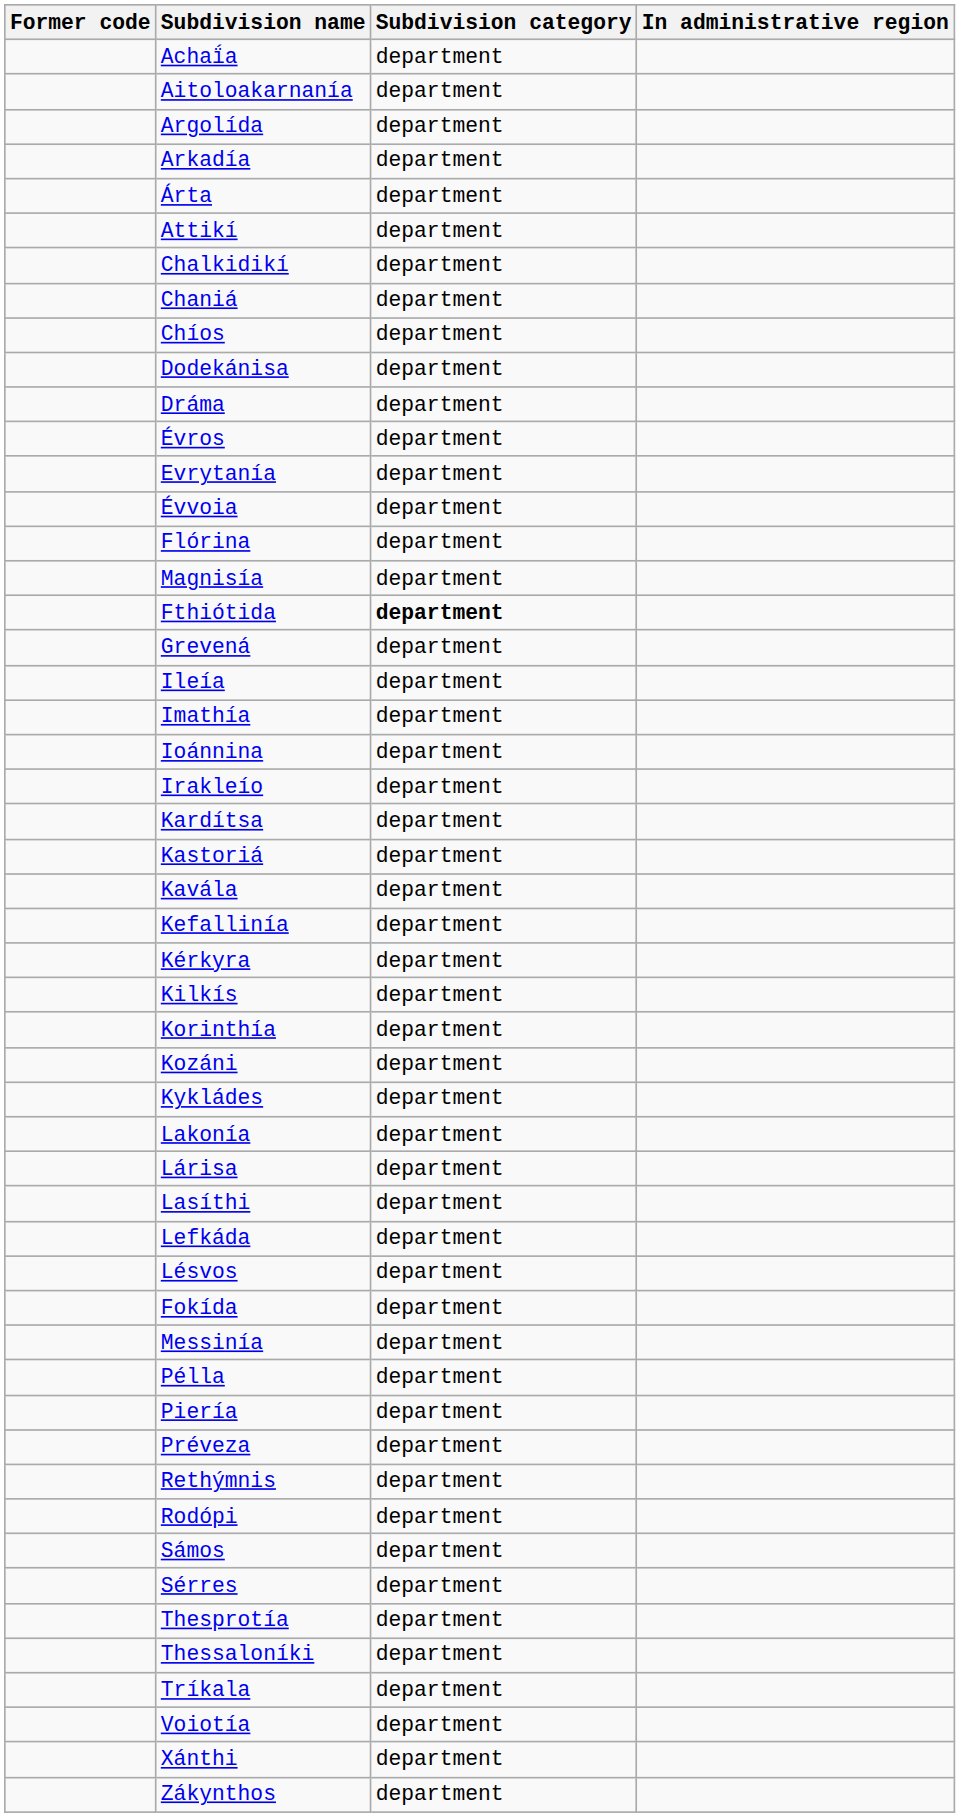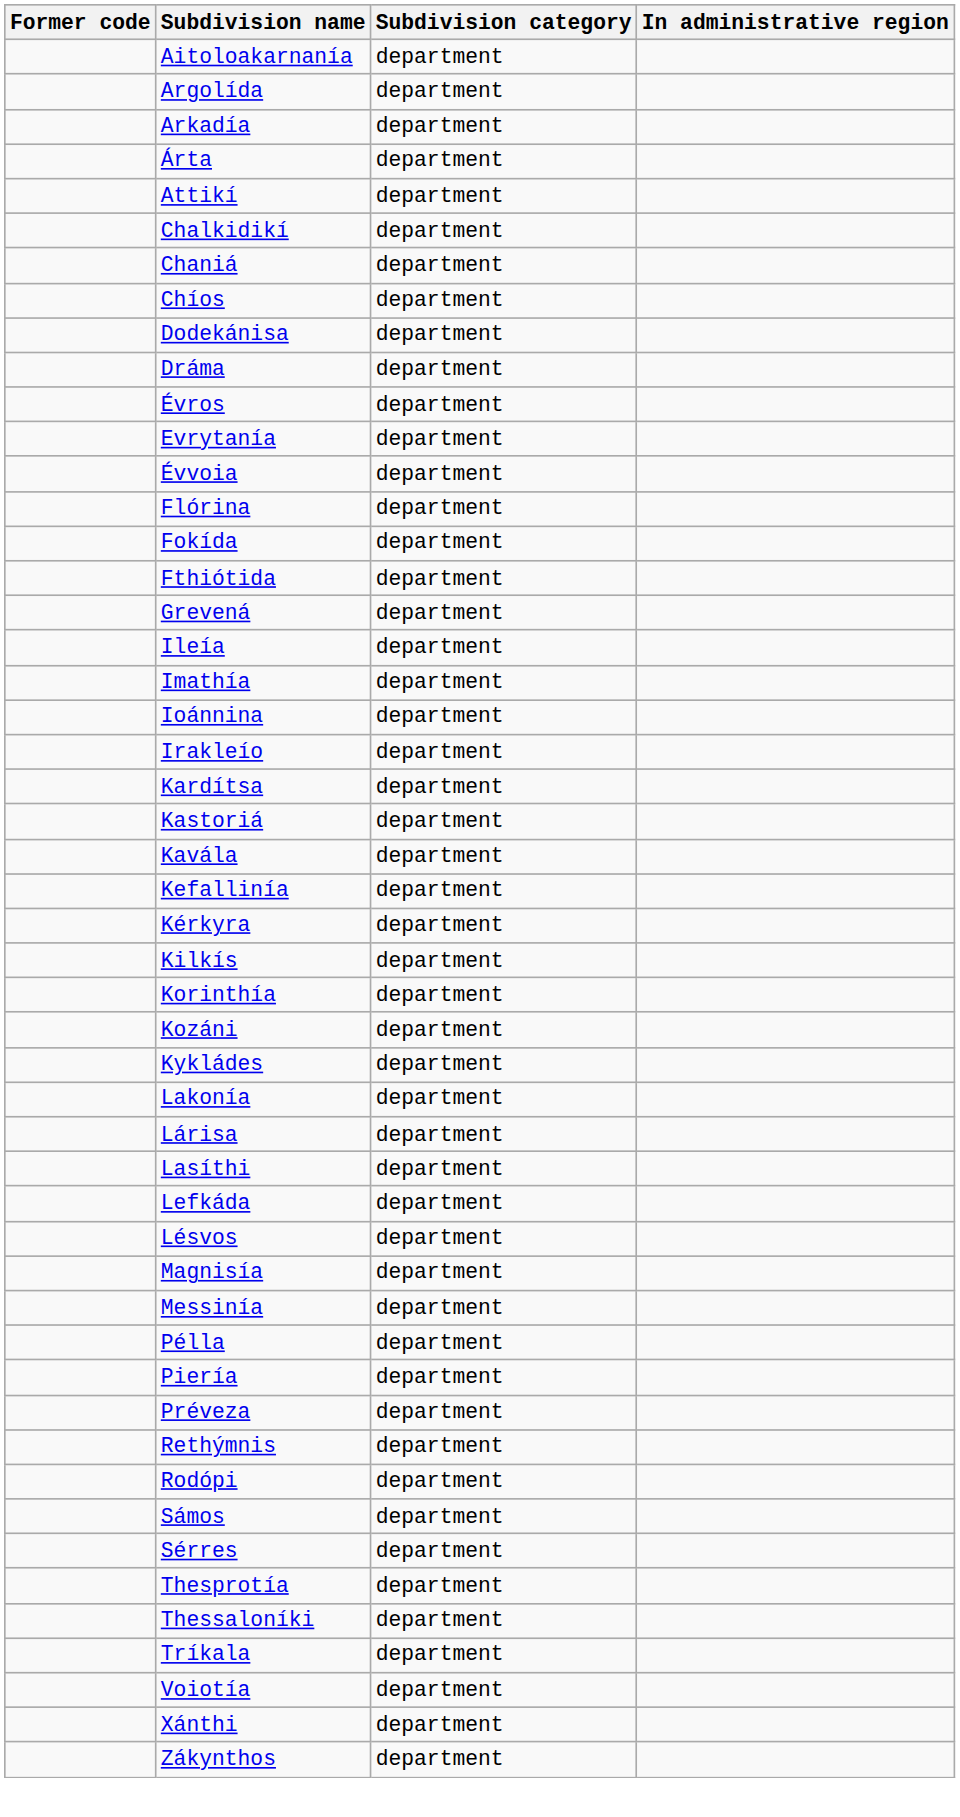- row: (199, 57)
rows swapped: (199, 1308) <-> (212, 578)
(440, 613) bold -> (440, 578) normal
